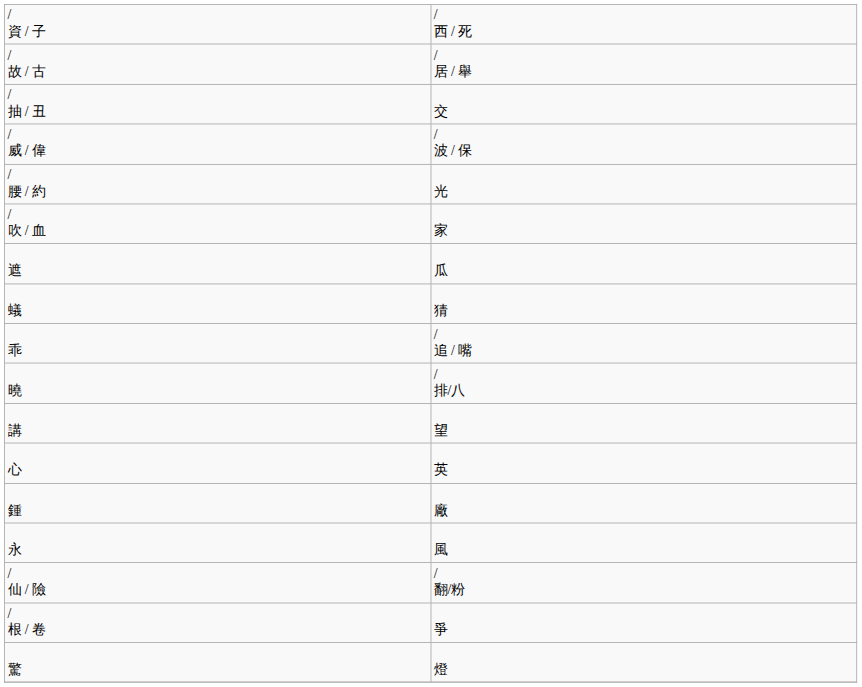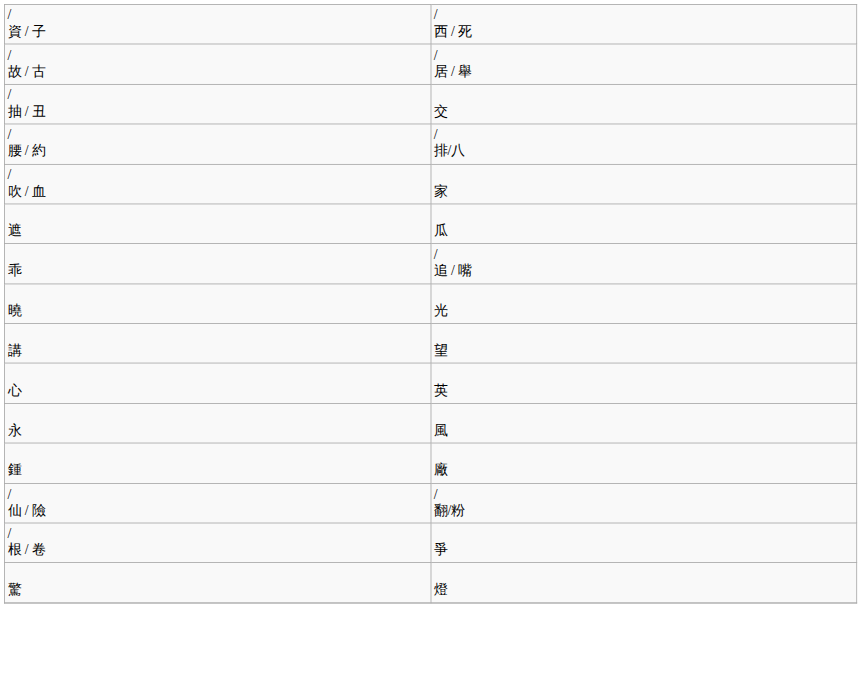- row: (27, 143)
(441, 191) 光 -> (449, 143) / 排/八
- row: (14, 310)
(449, 382) / 排/八 -> (441, 310) 光
rows swapped: (14, 550) <-> (14, 510)
